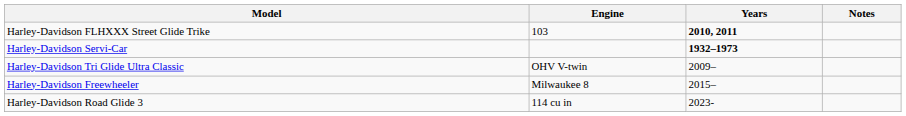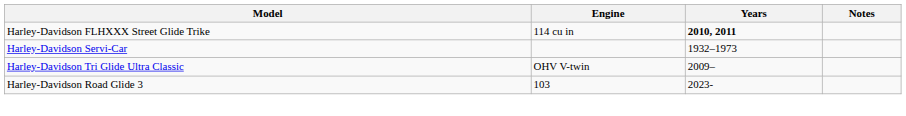(540, 31) 103 -> (554, 31) 114 cu in
(713, 49) bold -> (712, 49) normal
- row: (73, 85)
(552, 102) 114 cu in -> (542, 85) 103
